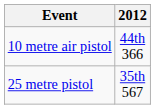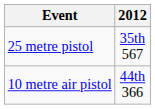rows swapped: (50, 84) <-> (60, 46)
